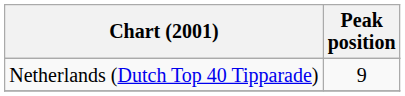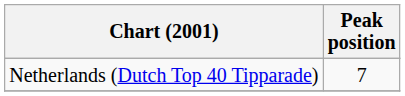(362, 74) 9 -> (362, 74) 7
